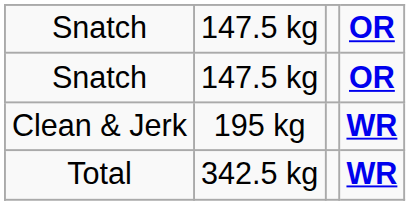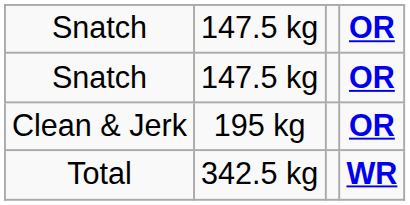(372, 125) WR -> (372, 125) OR
